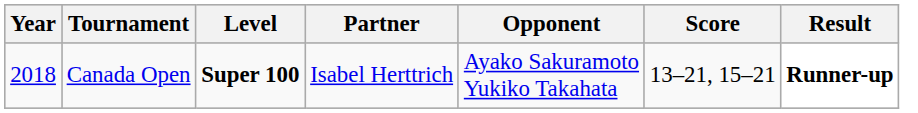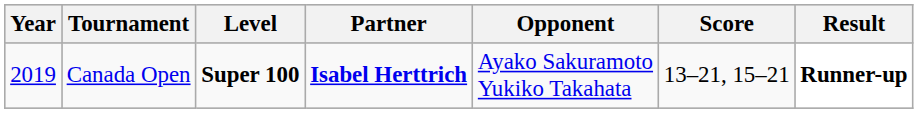(33, 75) 2018 -> (33, 75) 2019
(382, 75) normal -> (389, 75) bold
